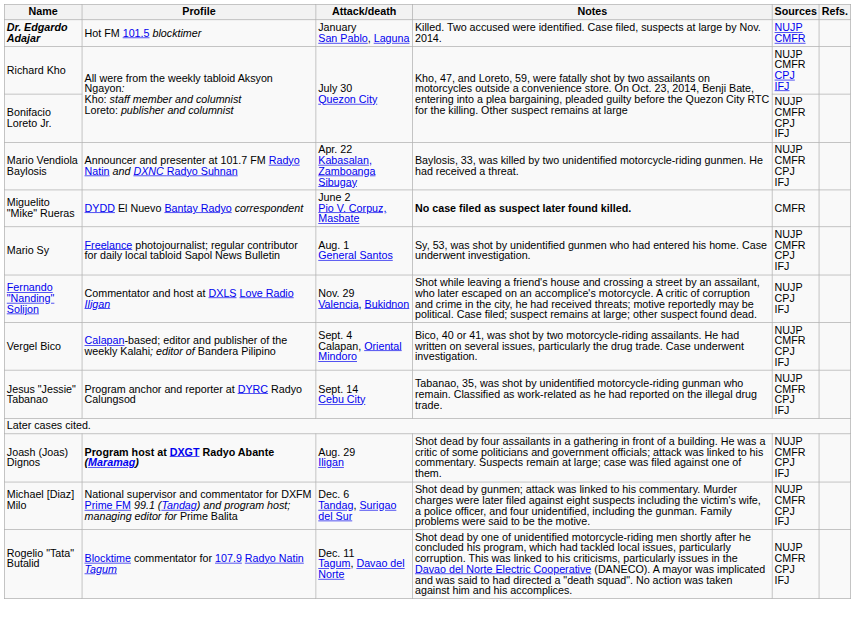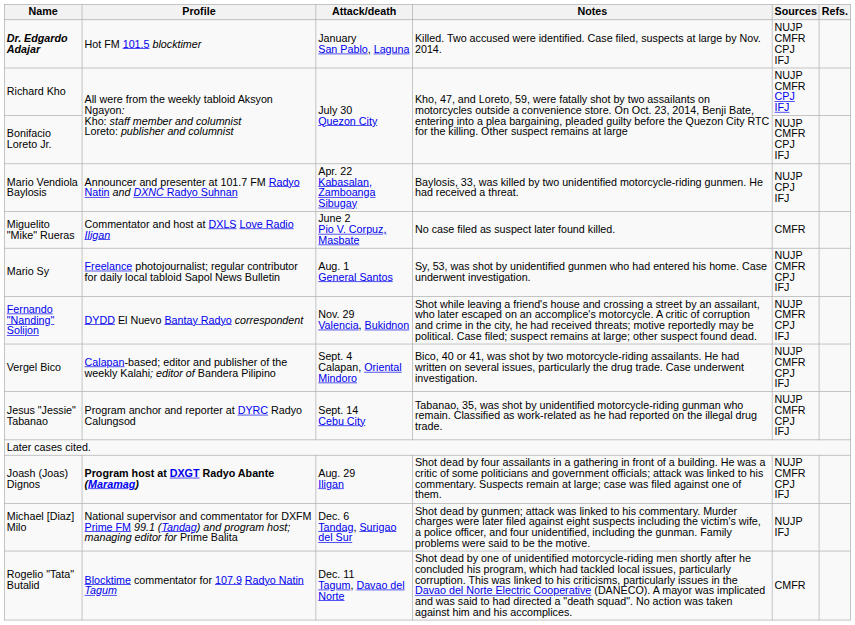(790, 33) NUJP CMFR -> (790, 44) NUJP CMFR CPJ IFJ
(790, 166) NUJP CMFR CPJ IFJ -> (789, 187) NUJP CPJ IFJ
(194, 208) DYDD El Nuevo Bantay Radyo correspondent -> (189, 229) Commentator and host at DXLS Love Radio Iligan
(523, 208) bold -> (515, 229) normal
(189, 298) Commentator and host at DXLS Love Radio Iligan -> (194, 320) DYDD El Nuevo Bantay Radyo correspondent
(789, 298) NUJP CPJ IFJ -> (790, 320) NUJP CMFR CPJ IFJ
(790, 505) NUJP CMFR CPJ IFJ -> (789, 527) NUJP IFJ
(790, 564) NUJP CMFR CPJ IFJ -> (790, 585) CMFR
